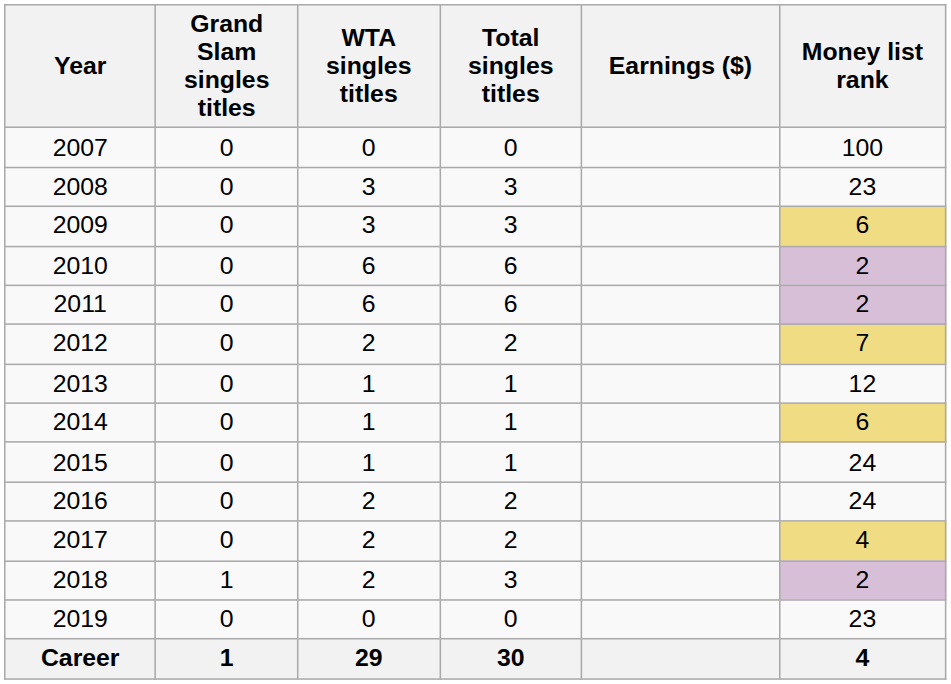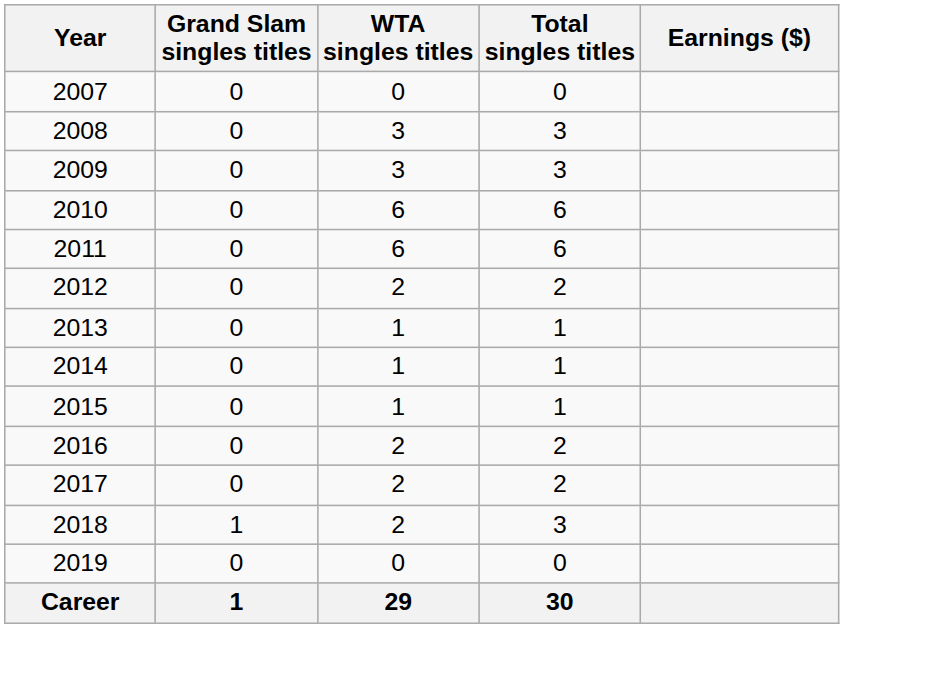- column: (862, 66)
